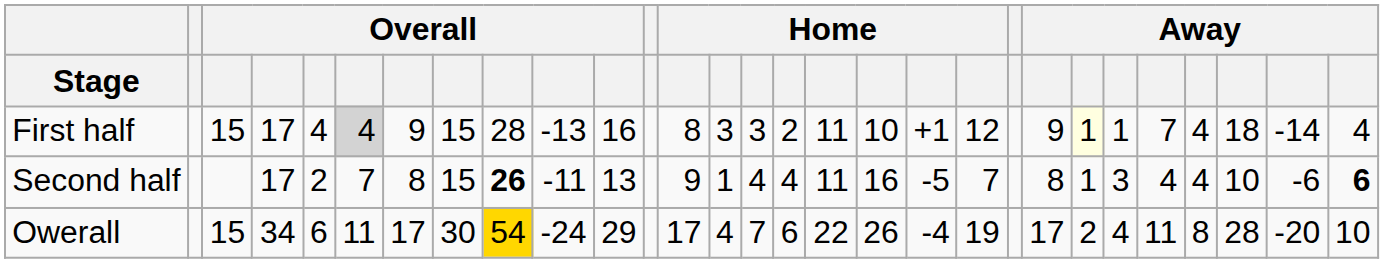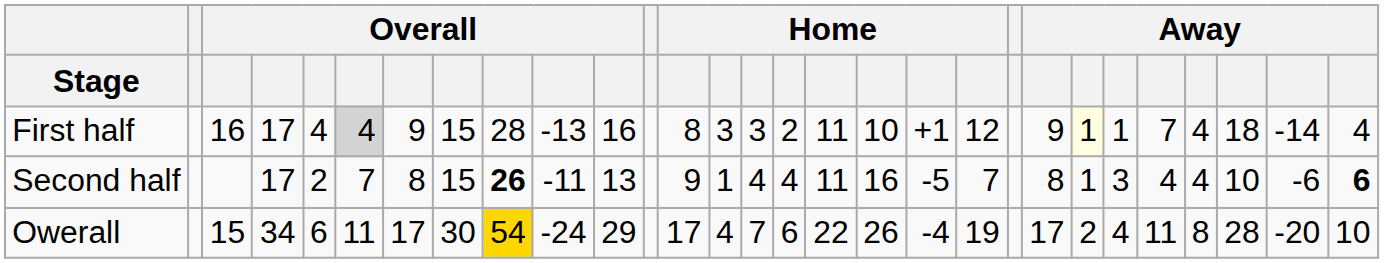(228, 130) 15 -> (228, 130) 16
